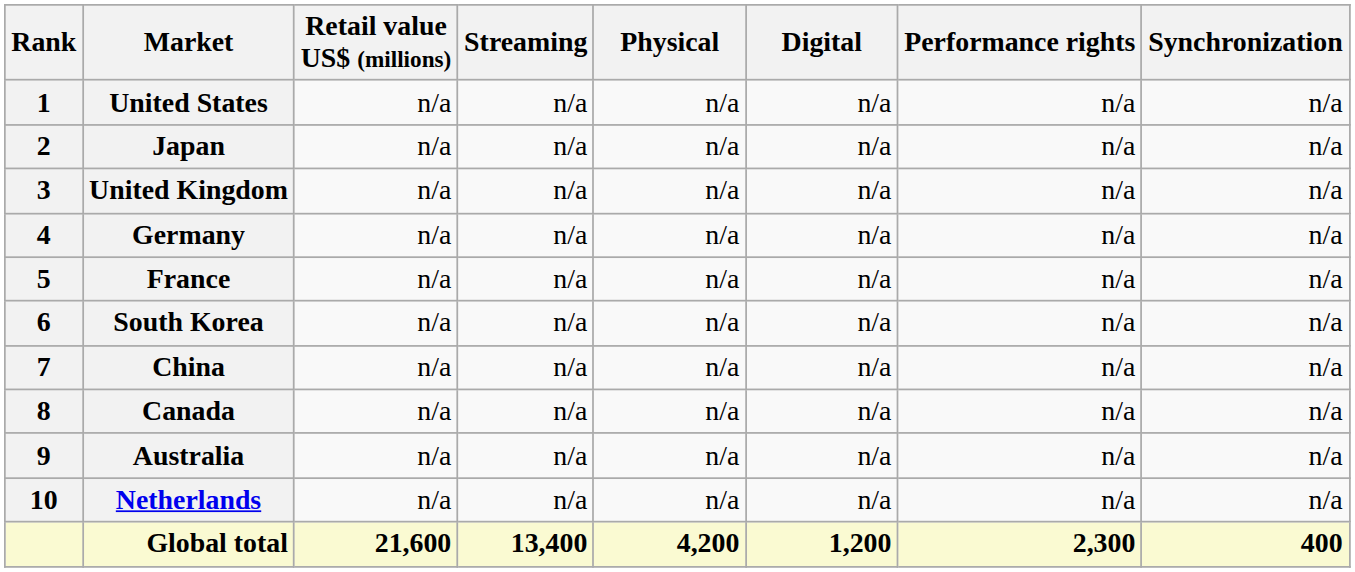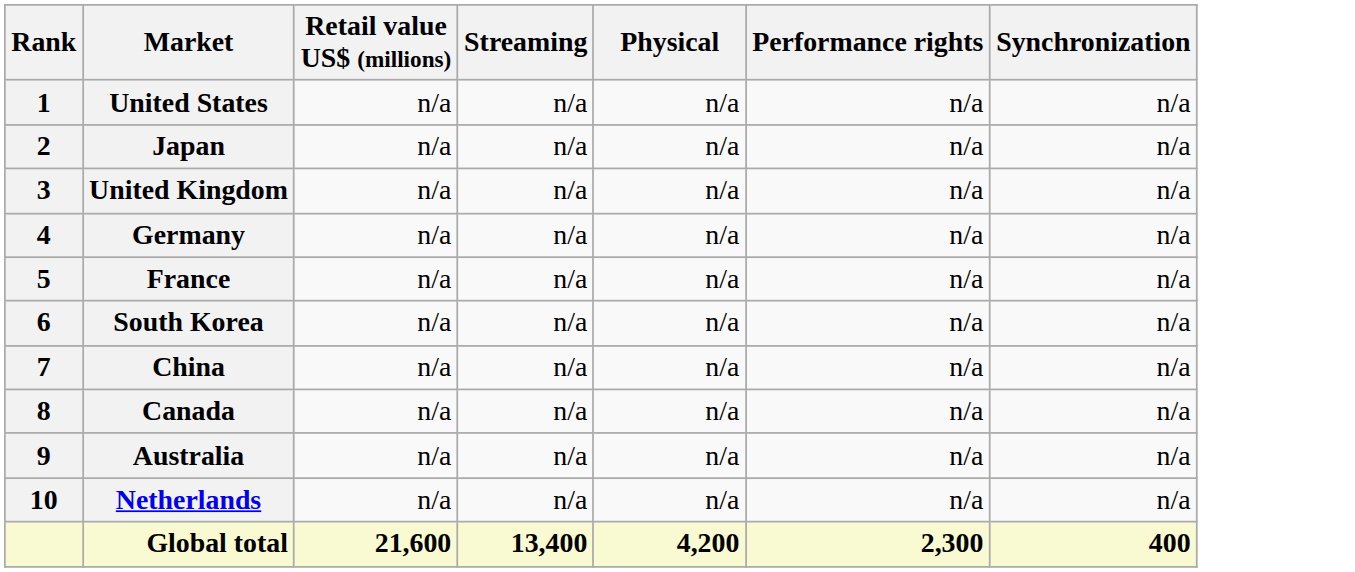- column: (822, 42)
